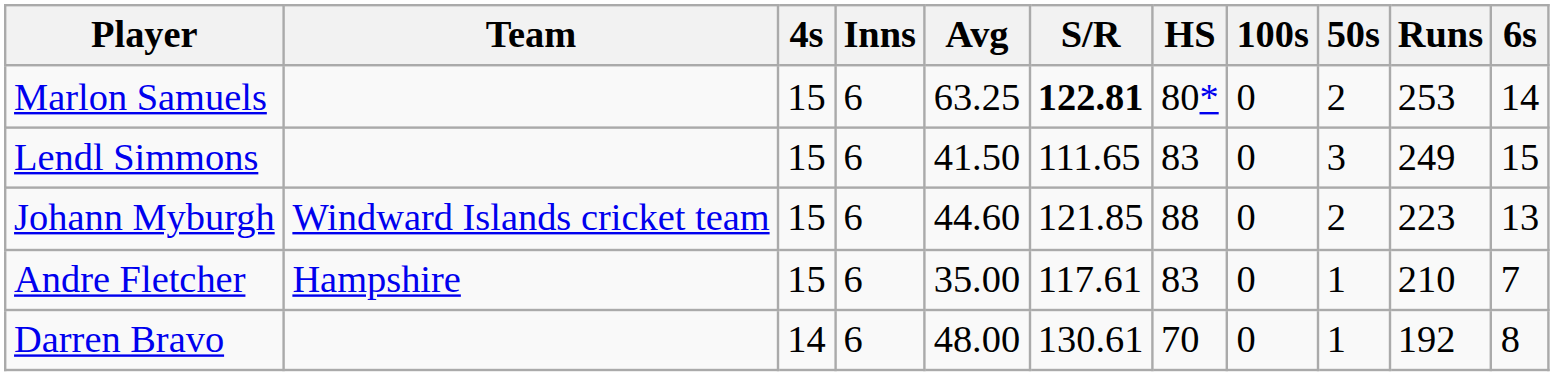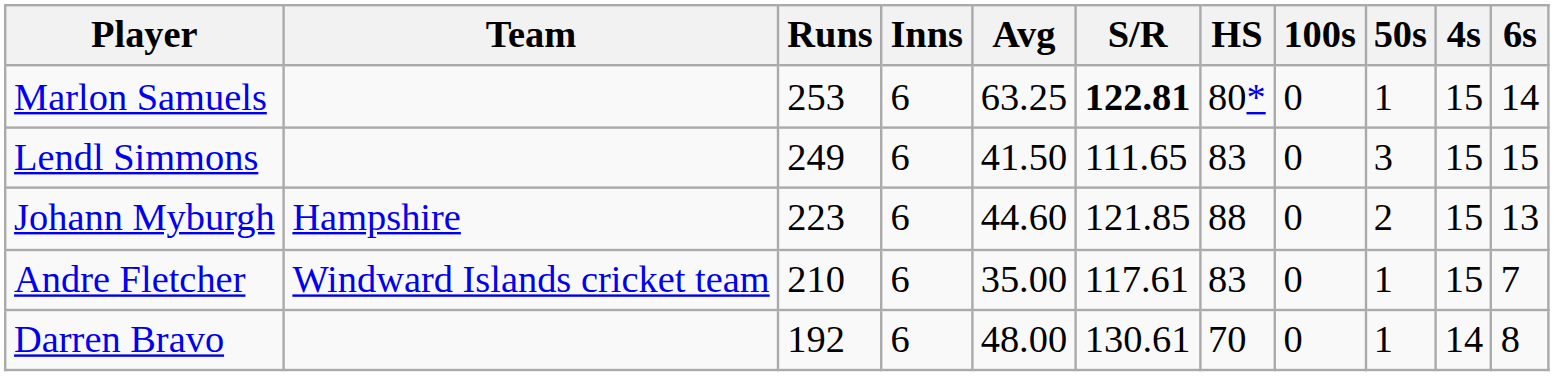columns swapped: (1440, 34) <-> (806, 34)
(1336, 95) 2 -> (1383, 95) 1
(531, 217) Windward Islands cricket team -> (377, 217) Hampshire
(377, 278) Hampshire -> (531, 278) Windward Islands cricket team
